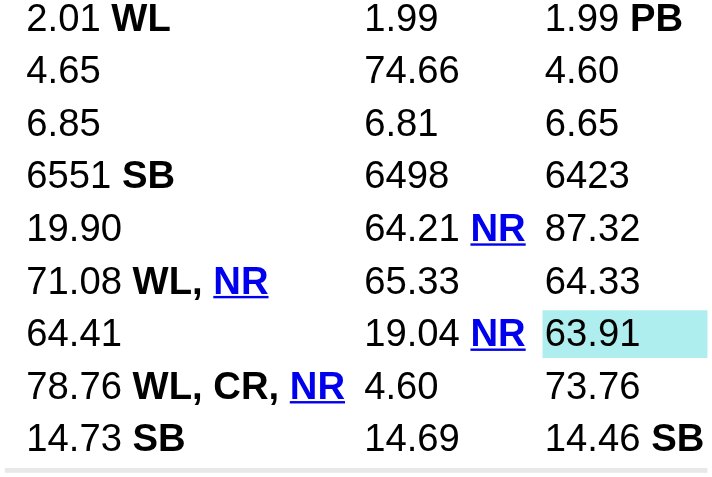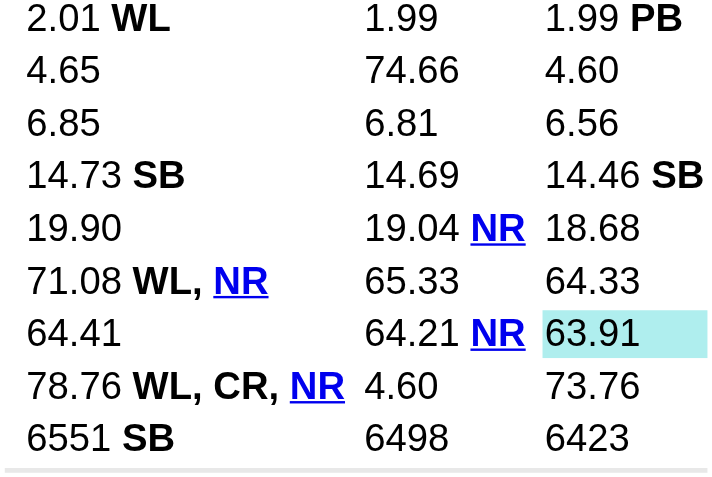(582, 123) 6.65 -> (582, 123) 6.56
rows swapped: (106, 438) <-> (101, 175)
(445, 228) 64.21 NR -> (445, 228) 19.04 NR
(593, 228) 87.32 -> (593, 228) 18.68
(445, 333) 19.04 NR -> (445, 333) 64.21 NR
